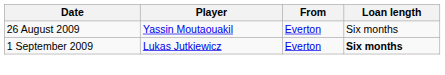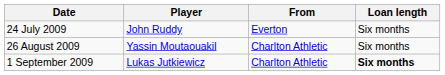+ row: (37, 29)
(303, 29) Everton -> (289, 46) Charlton Athletic
(303, 46) Everton -> (289, 63) Charlton Athletic
